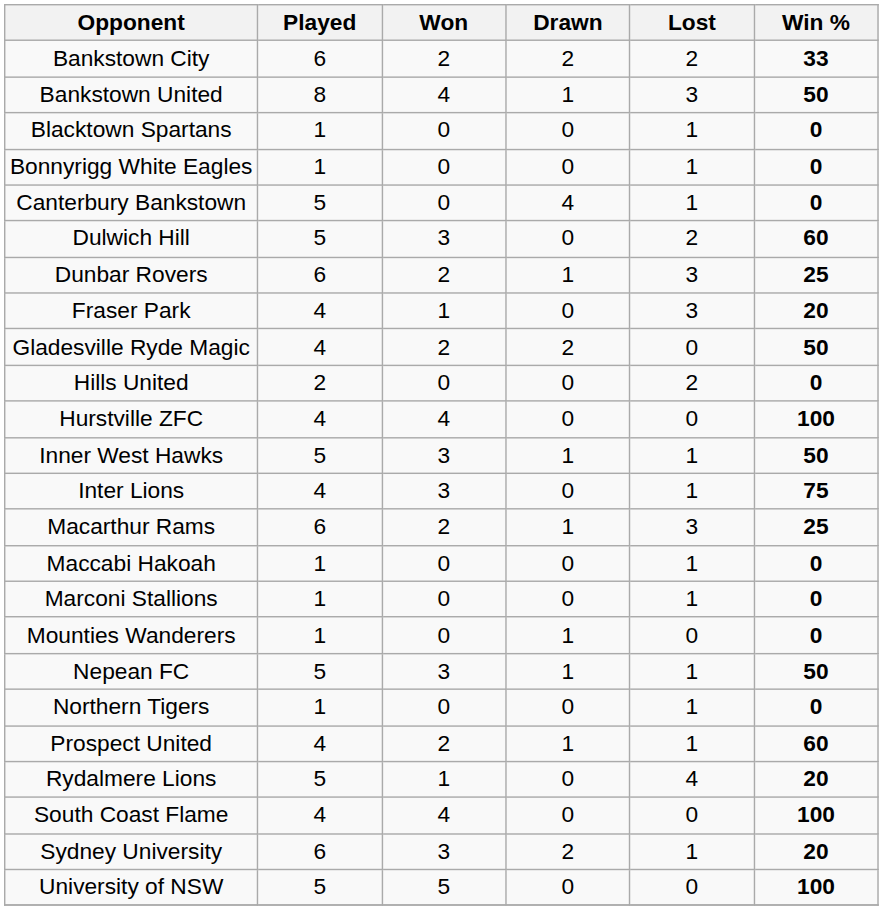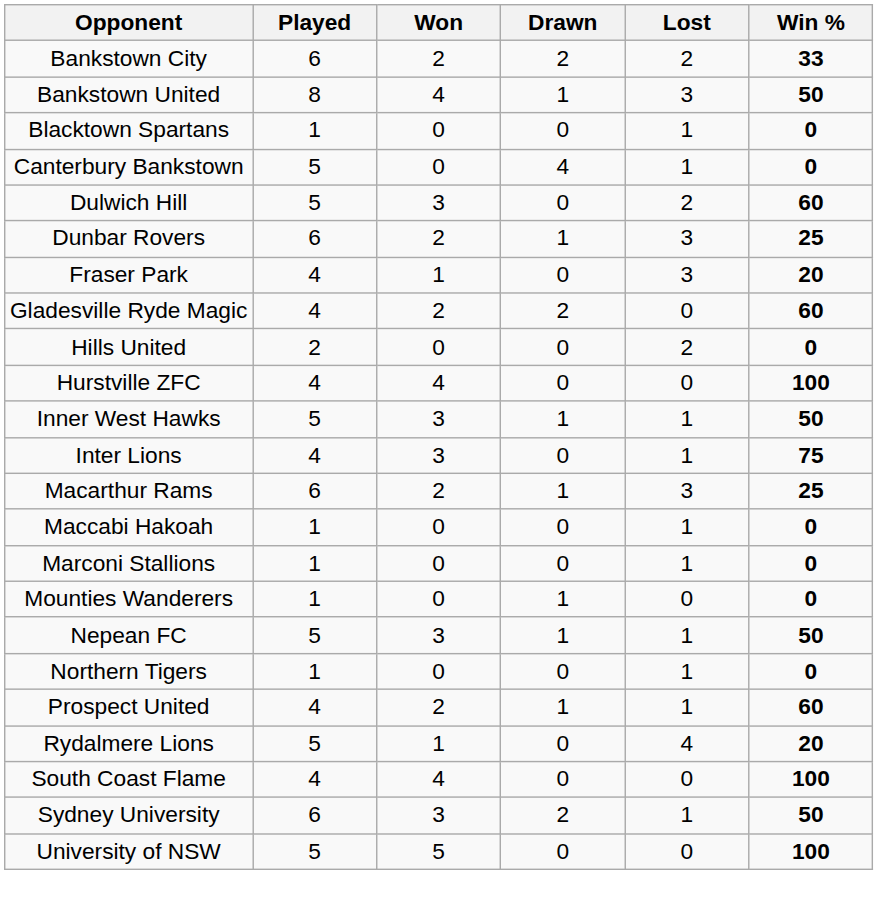- row: (131, 166)
(816, 346) 50 -> (811, 310) 60
(816, 851) 20 -> (811, 815) 50
